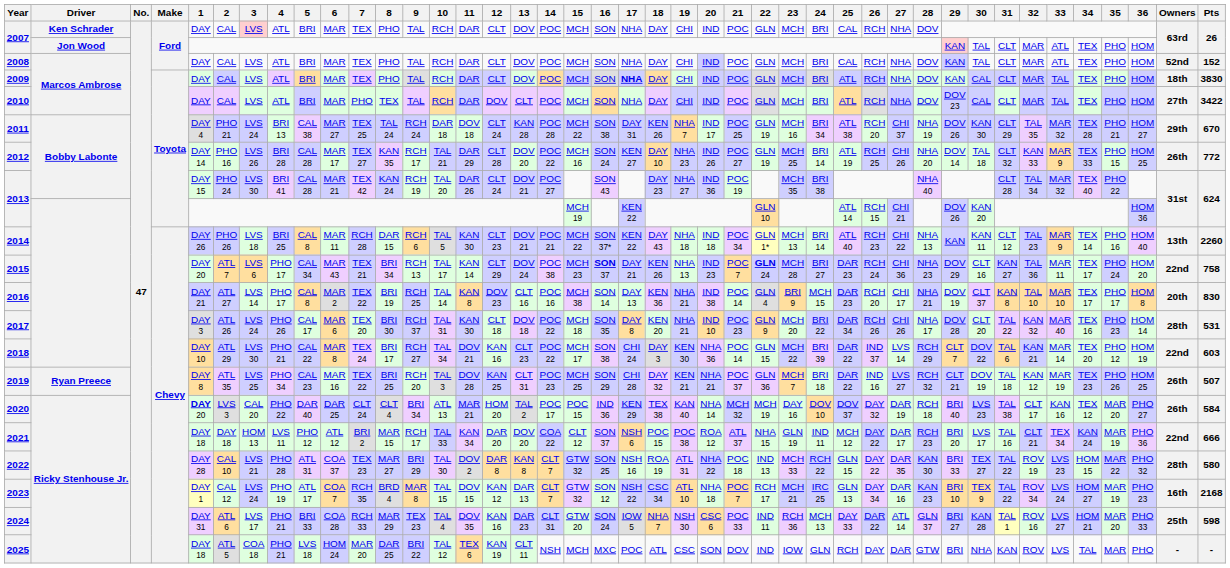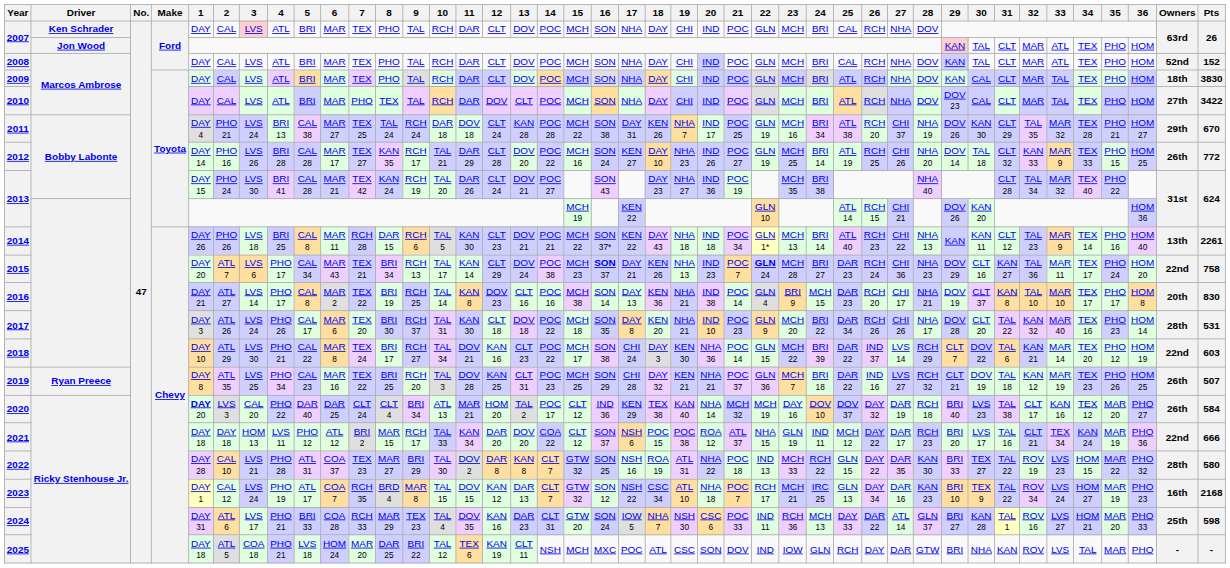(632, 78) bold -> (632, 78) normal
(1211, 241) 2260 -> (1211, 241) 2261
(578, 409) POC 15 -> (578, 409) CLT 12
